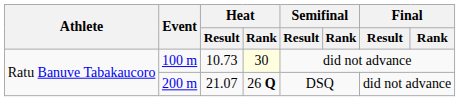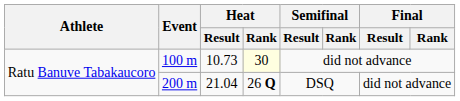(222, 84) 21.07 -> (222, 84) 21.04
